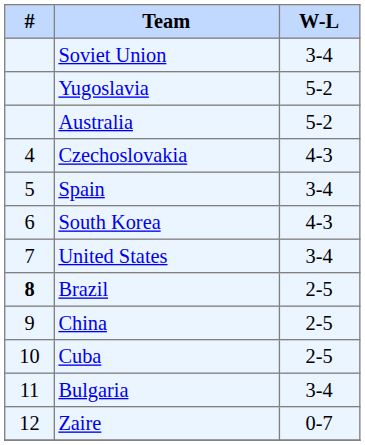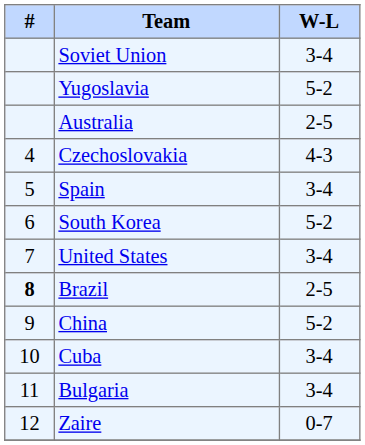(319, 121) 5-2 -> (319, 121) 2-5
(319, 222) 4-3 -> (319, 222) 5-2
(319, 322) 2-5 -> (319, 322) 5-2
(319, 356) 2-5 -> (319, 356) 3-4
